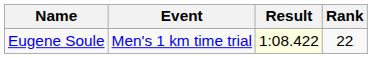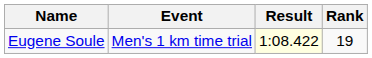(345, 41) 22 -> (345, 41) 19
